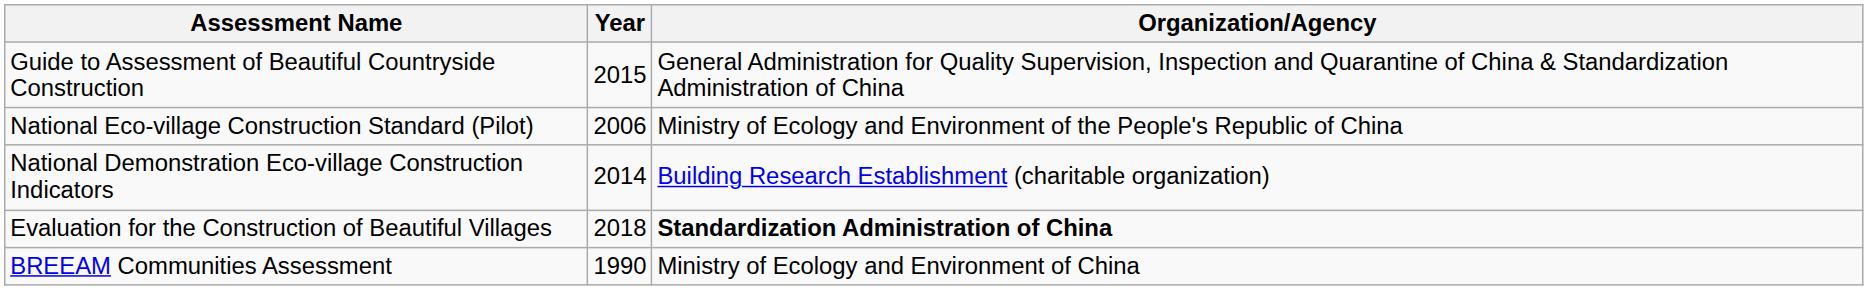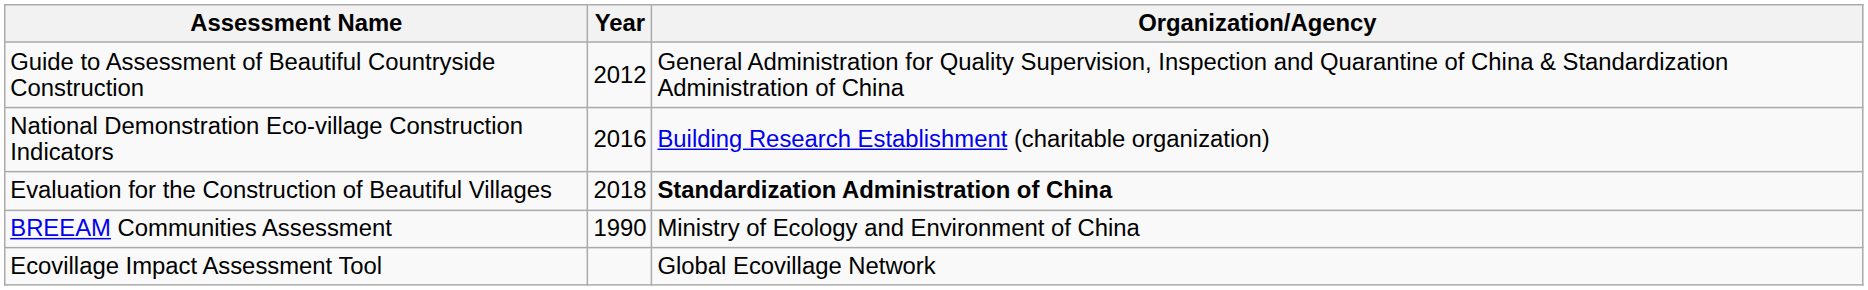(620, 74) 2015 -> (620, 74) 2012
- row: (272, 125)
(620, 177) 2014 -> (620, 139) 2016
+ row: (196, 266)
